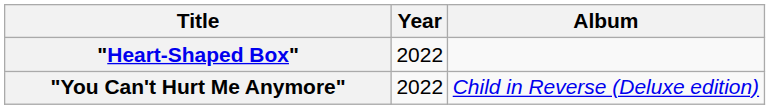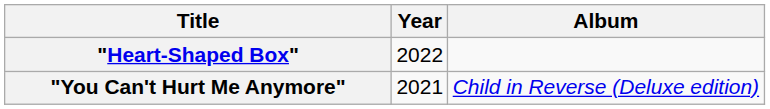(420, 87) 2022 -> (420, 87) 2021
